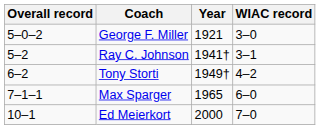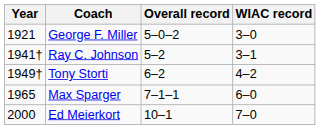columns swapped: (212, 14) <-> (50, 14)
